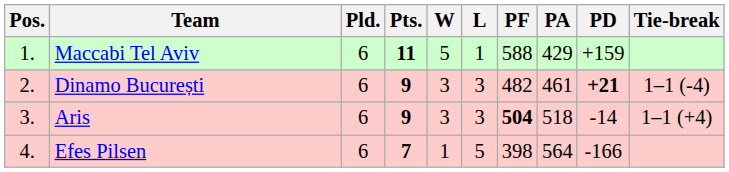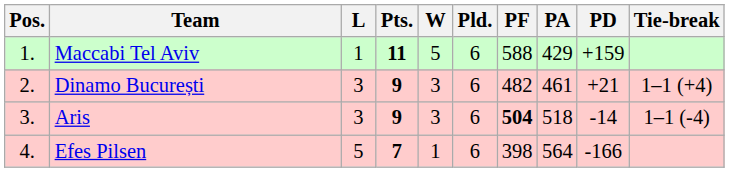columns swapped: (363, 20) <-> (480, 20)
(603, 85) bold -> (603, 85) normal
(677, 85) 1–1 (-4) -> (677, 85) 1–1 (+4)
(677, 118) 1–1 (+4) -> (677, 118) 1–1 (-4)
